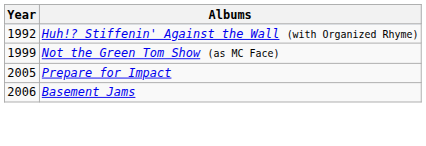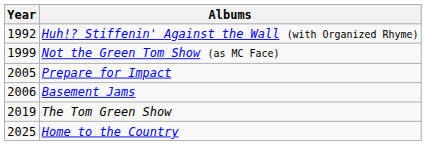+ row: (107, 112)
+ row: (110, 131)
